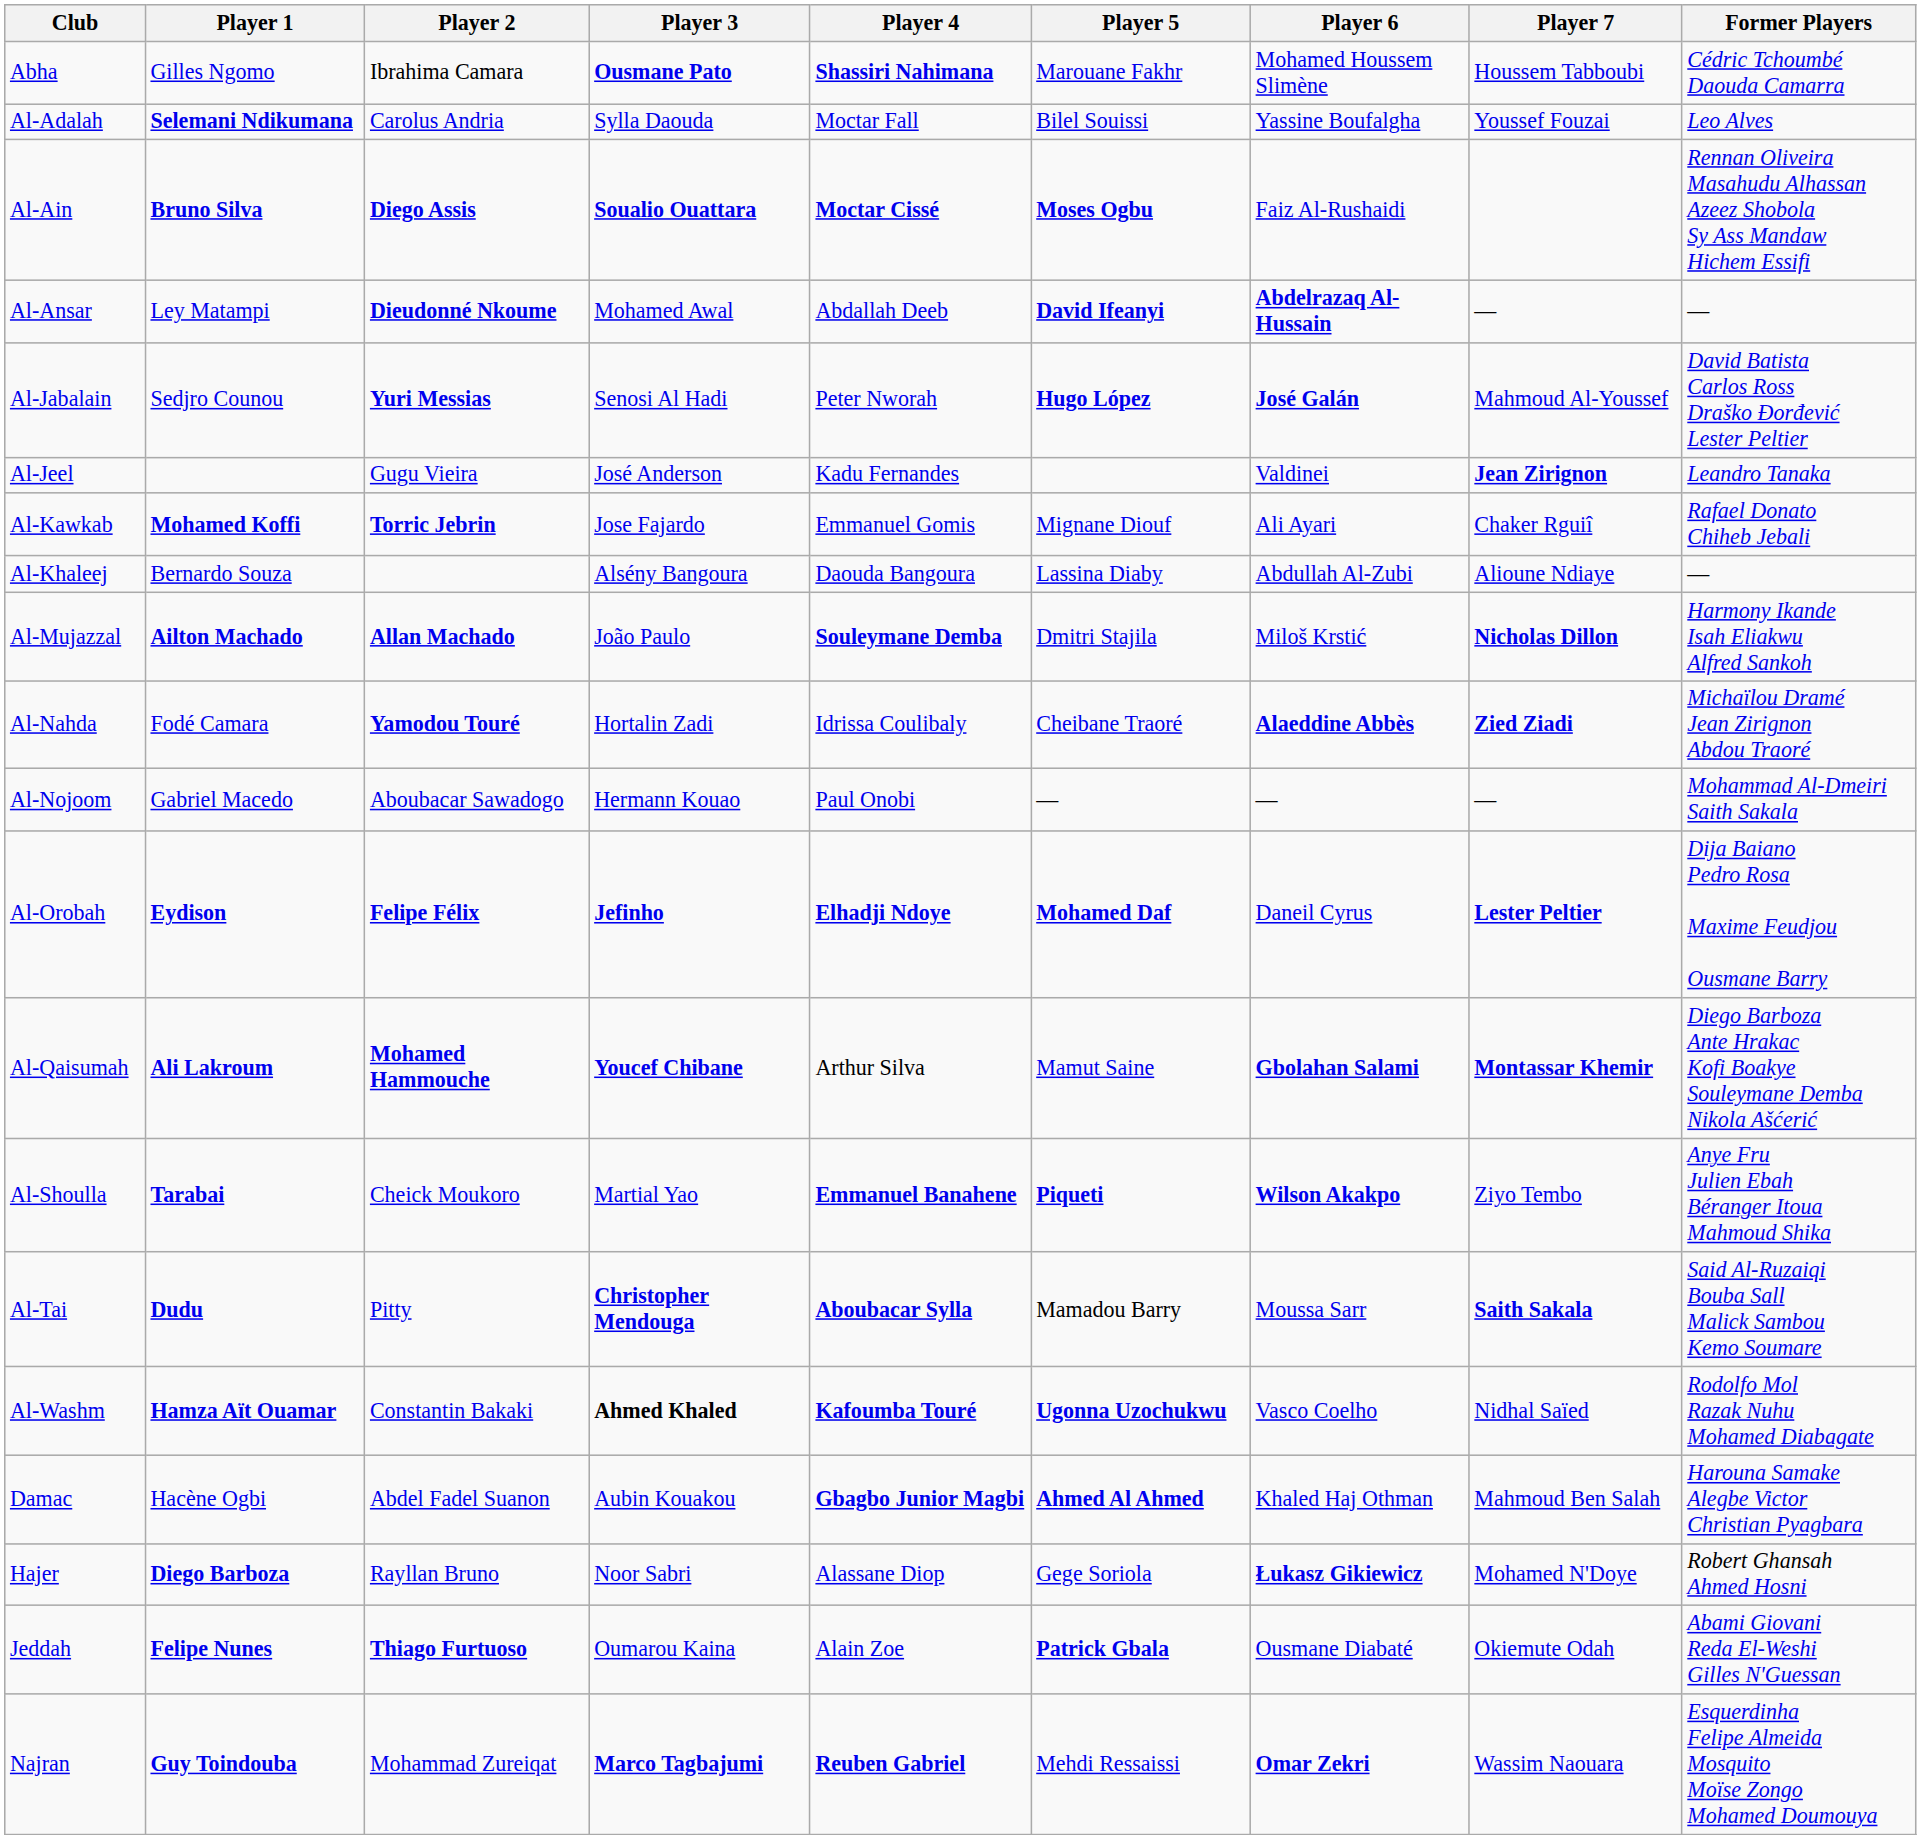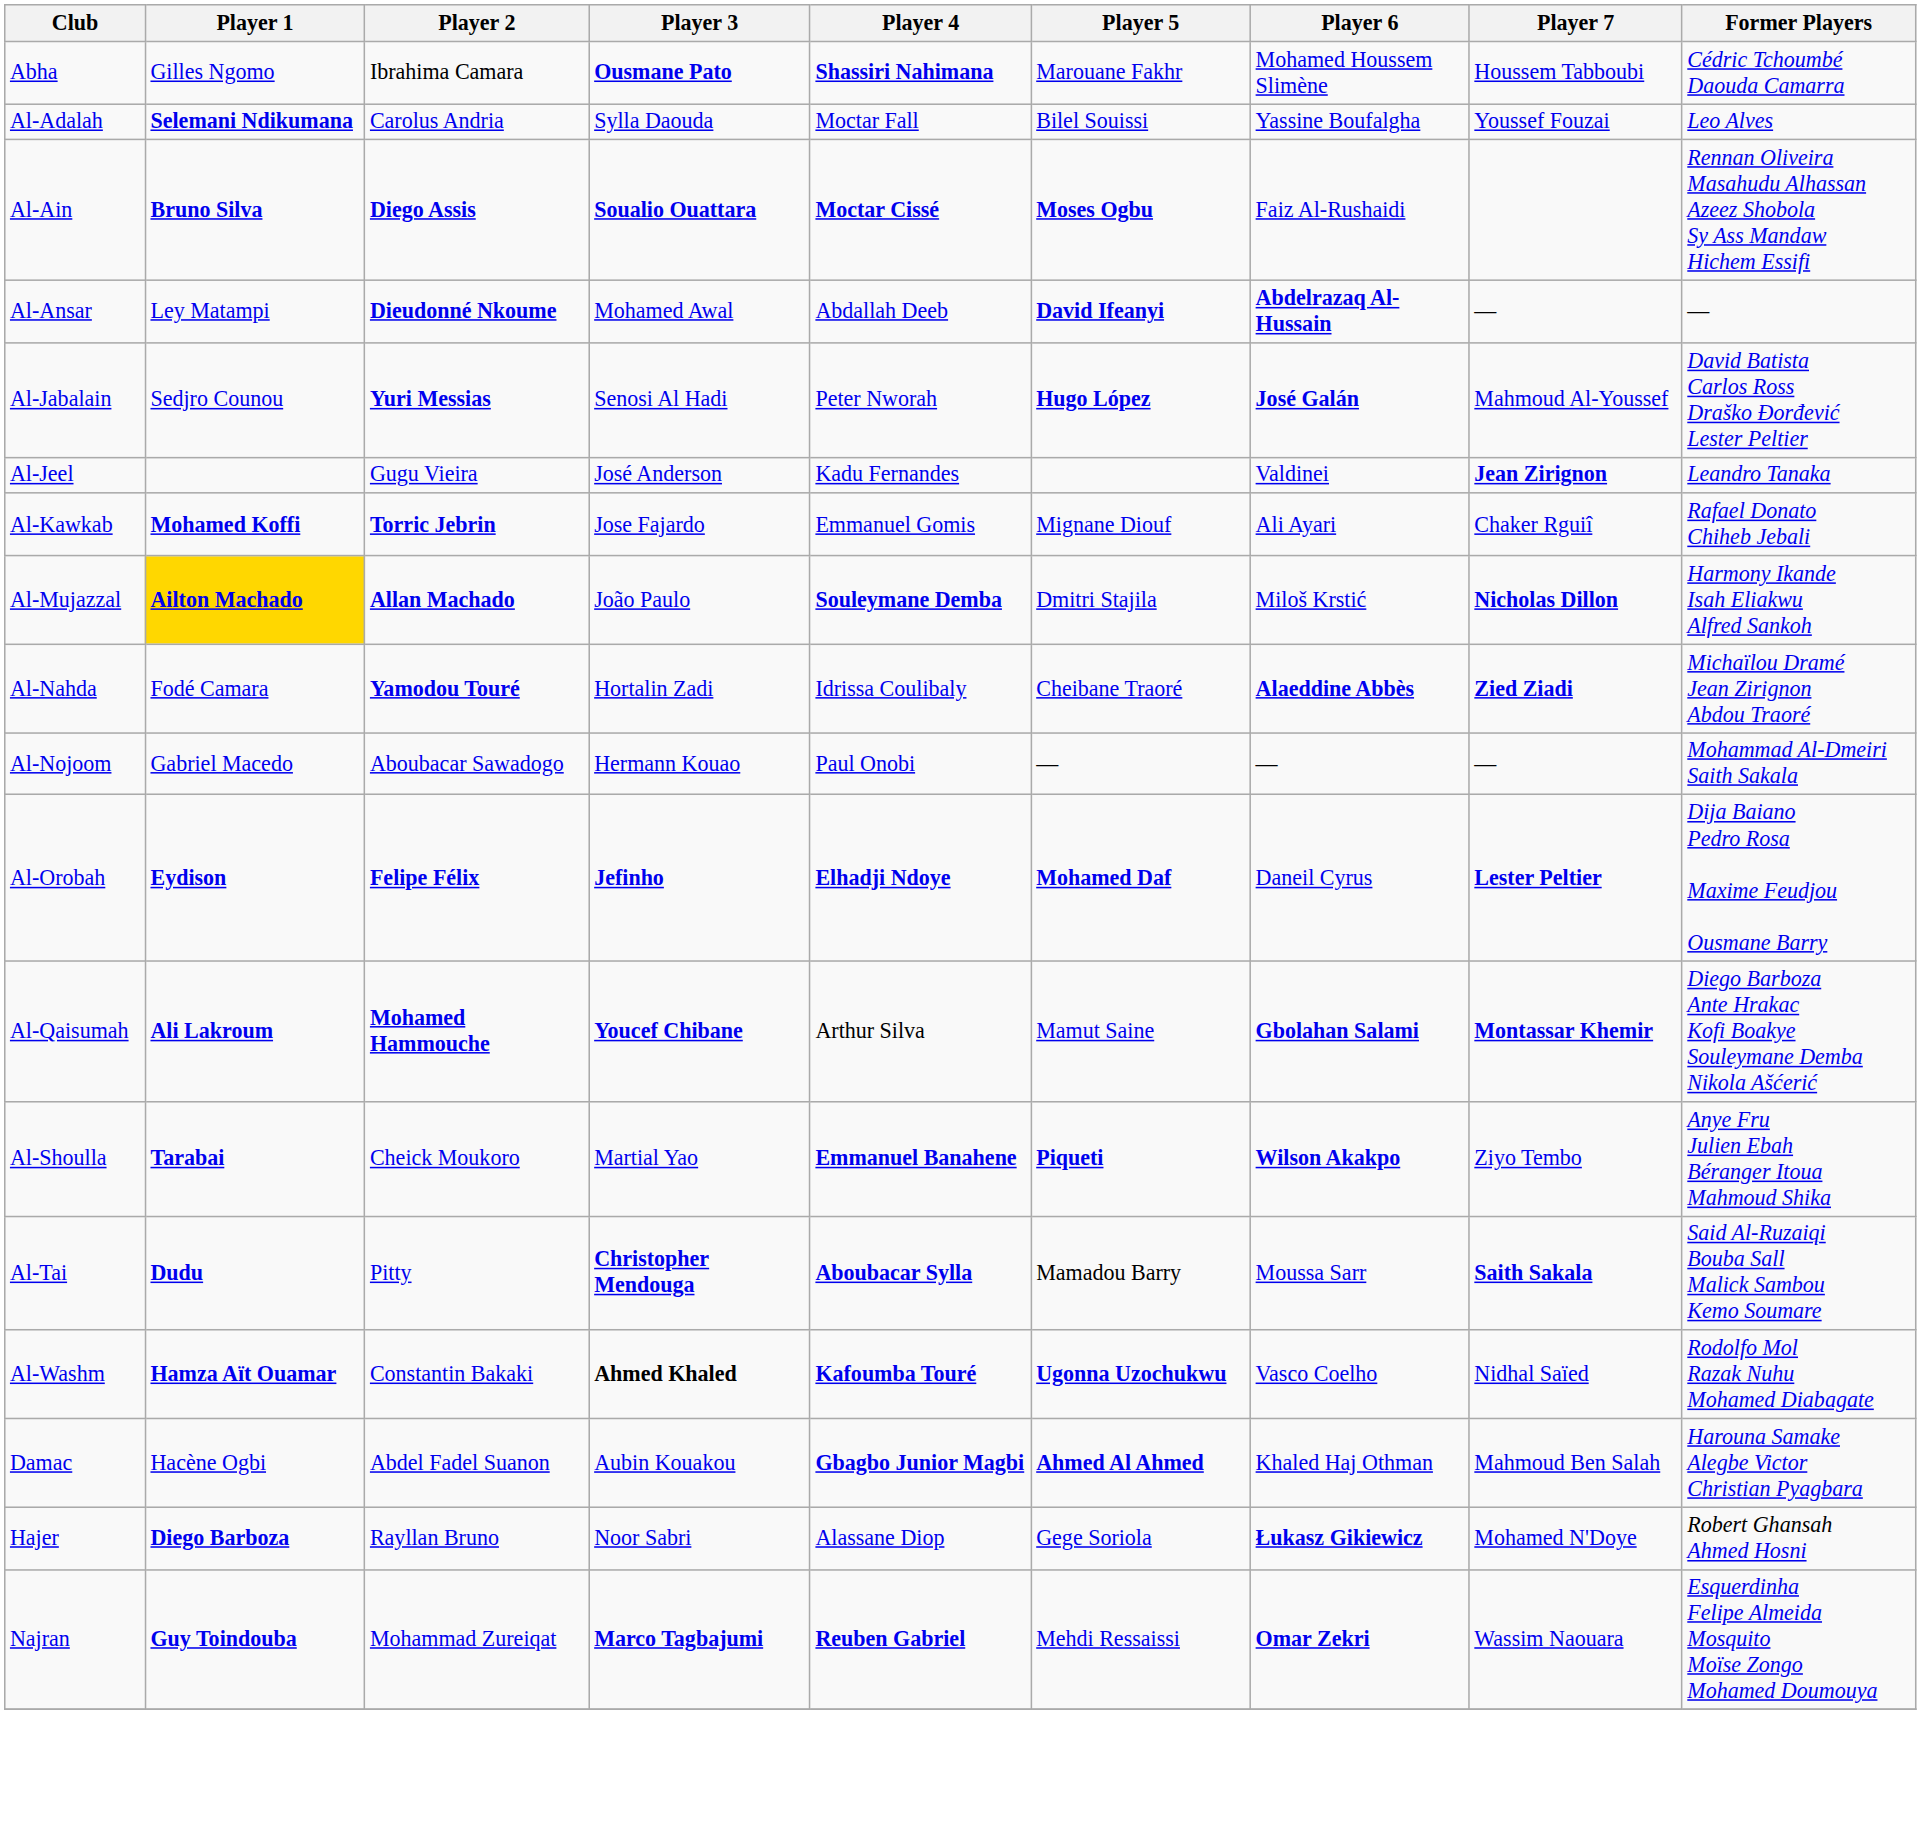- row: (59, 573)
(227, 636) no background -> (227, 599) gold background
- row: (41, 1649)
